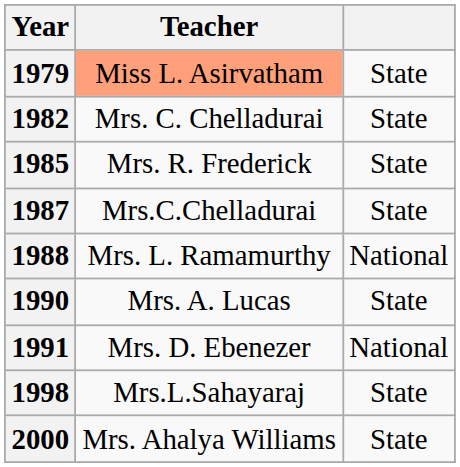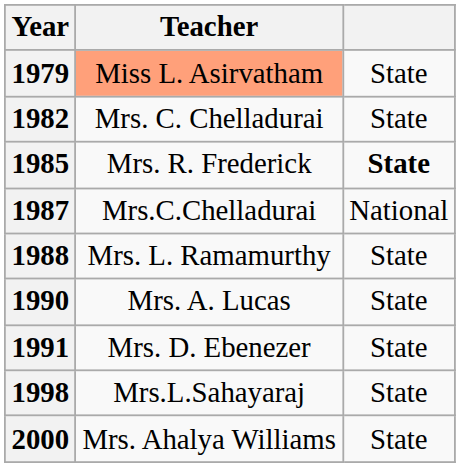(399, 164) normal -> (399, 164) bold
(399, 210) State -> (399, 210) National
(399, 255) National -> (399, 255) State
(399, 347) National -> (399, 347) State
